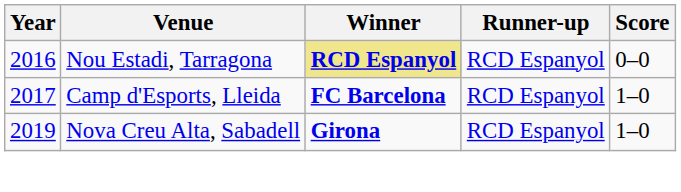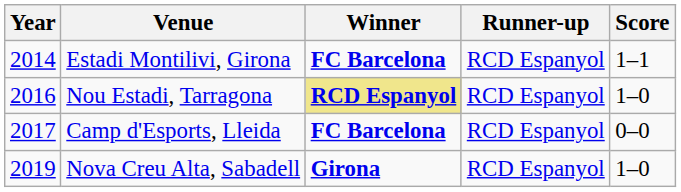+ row: (178, 58)
(632, 58) 0–0 -> (632, 95) 1–0
(632, 95) 1–0 -> (632, 131) 0–0
